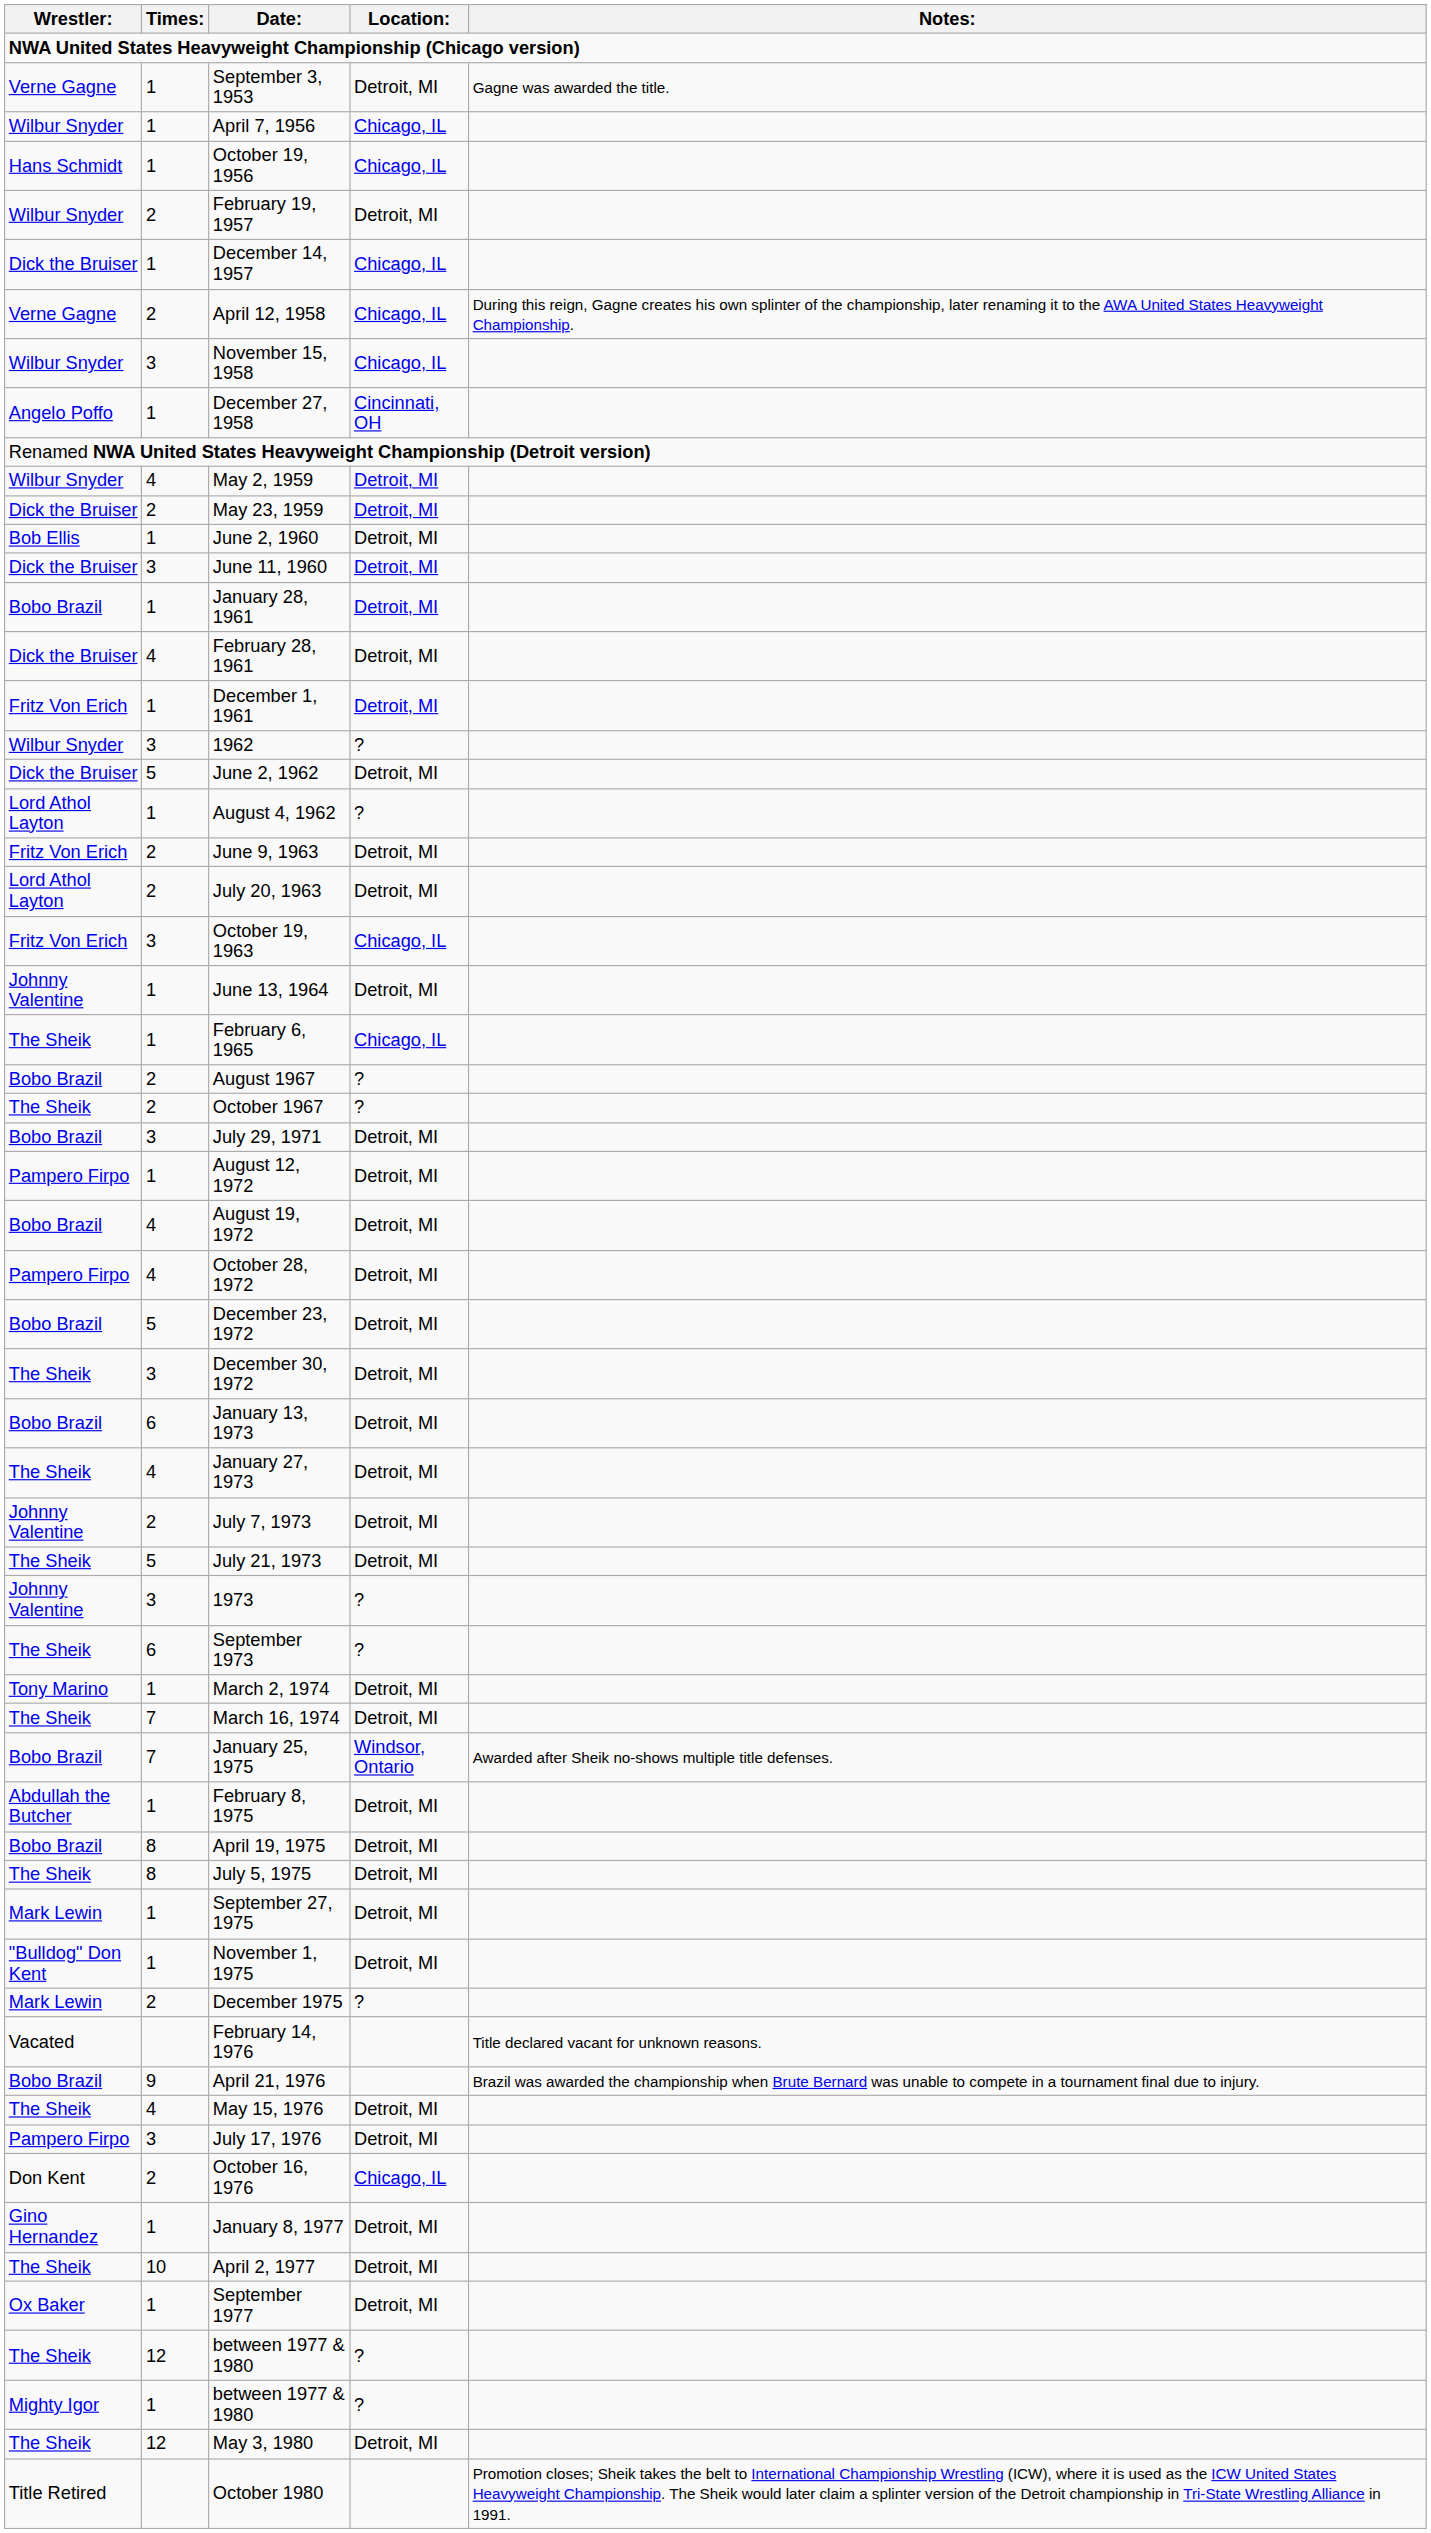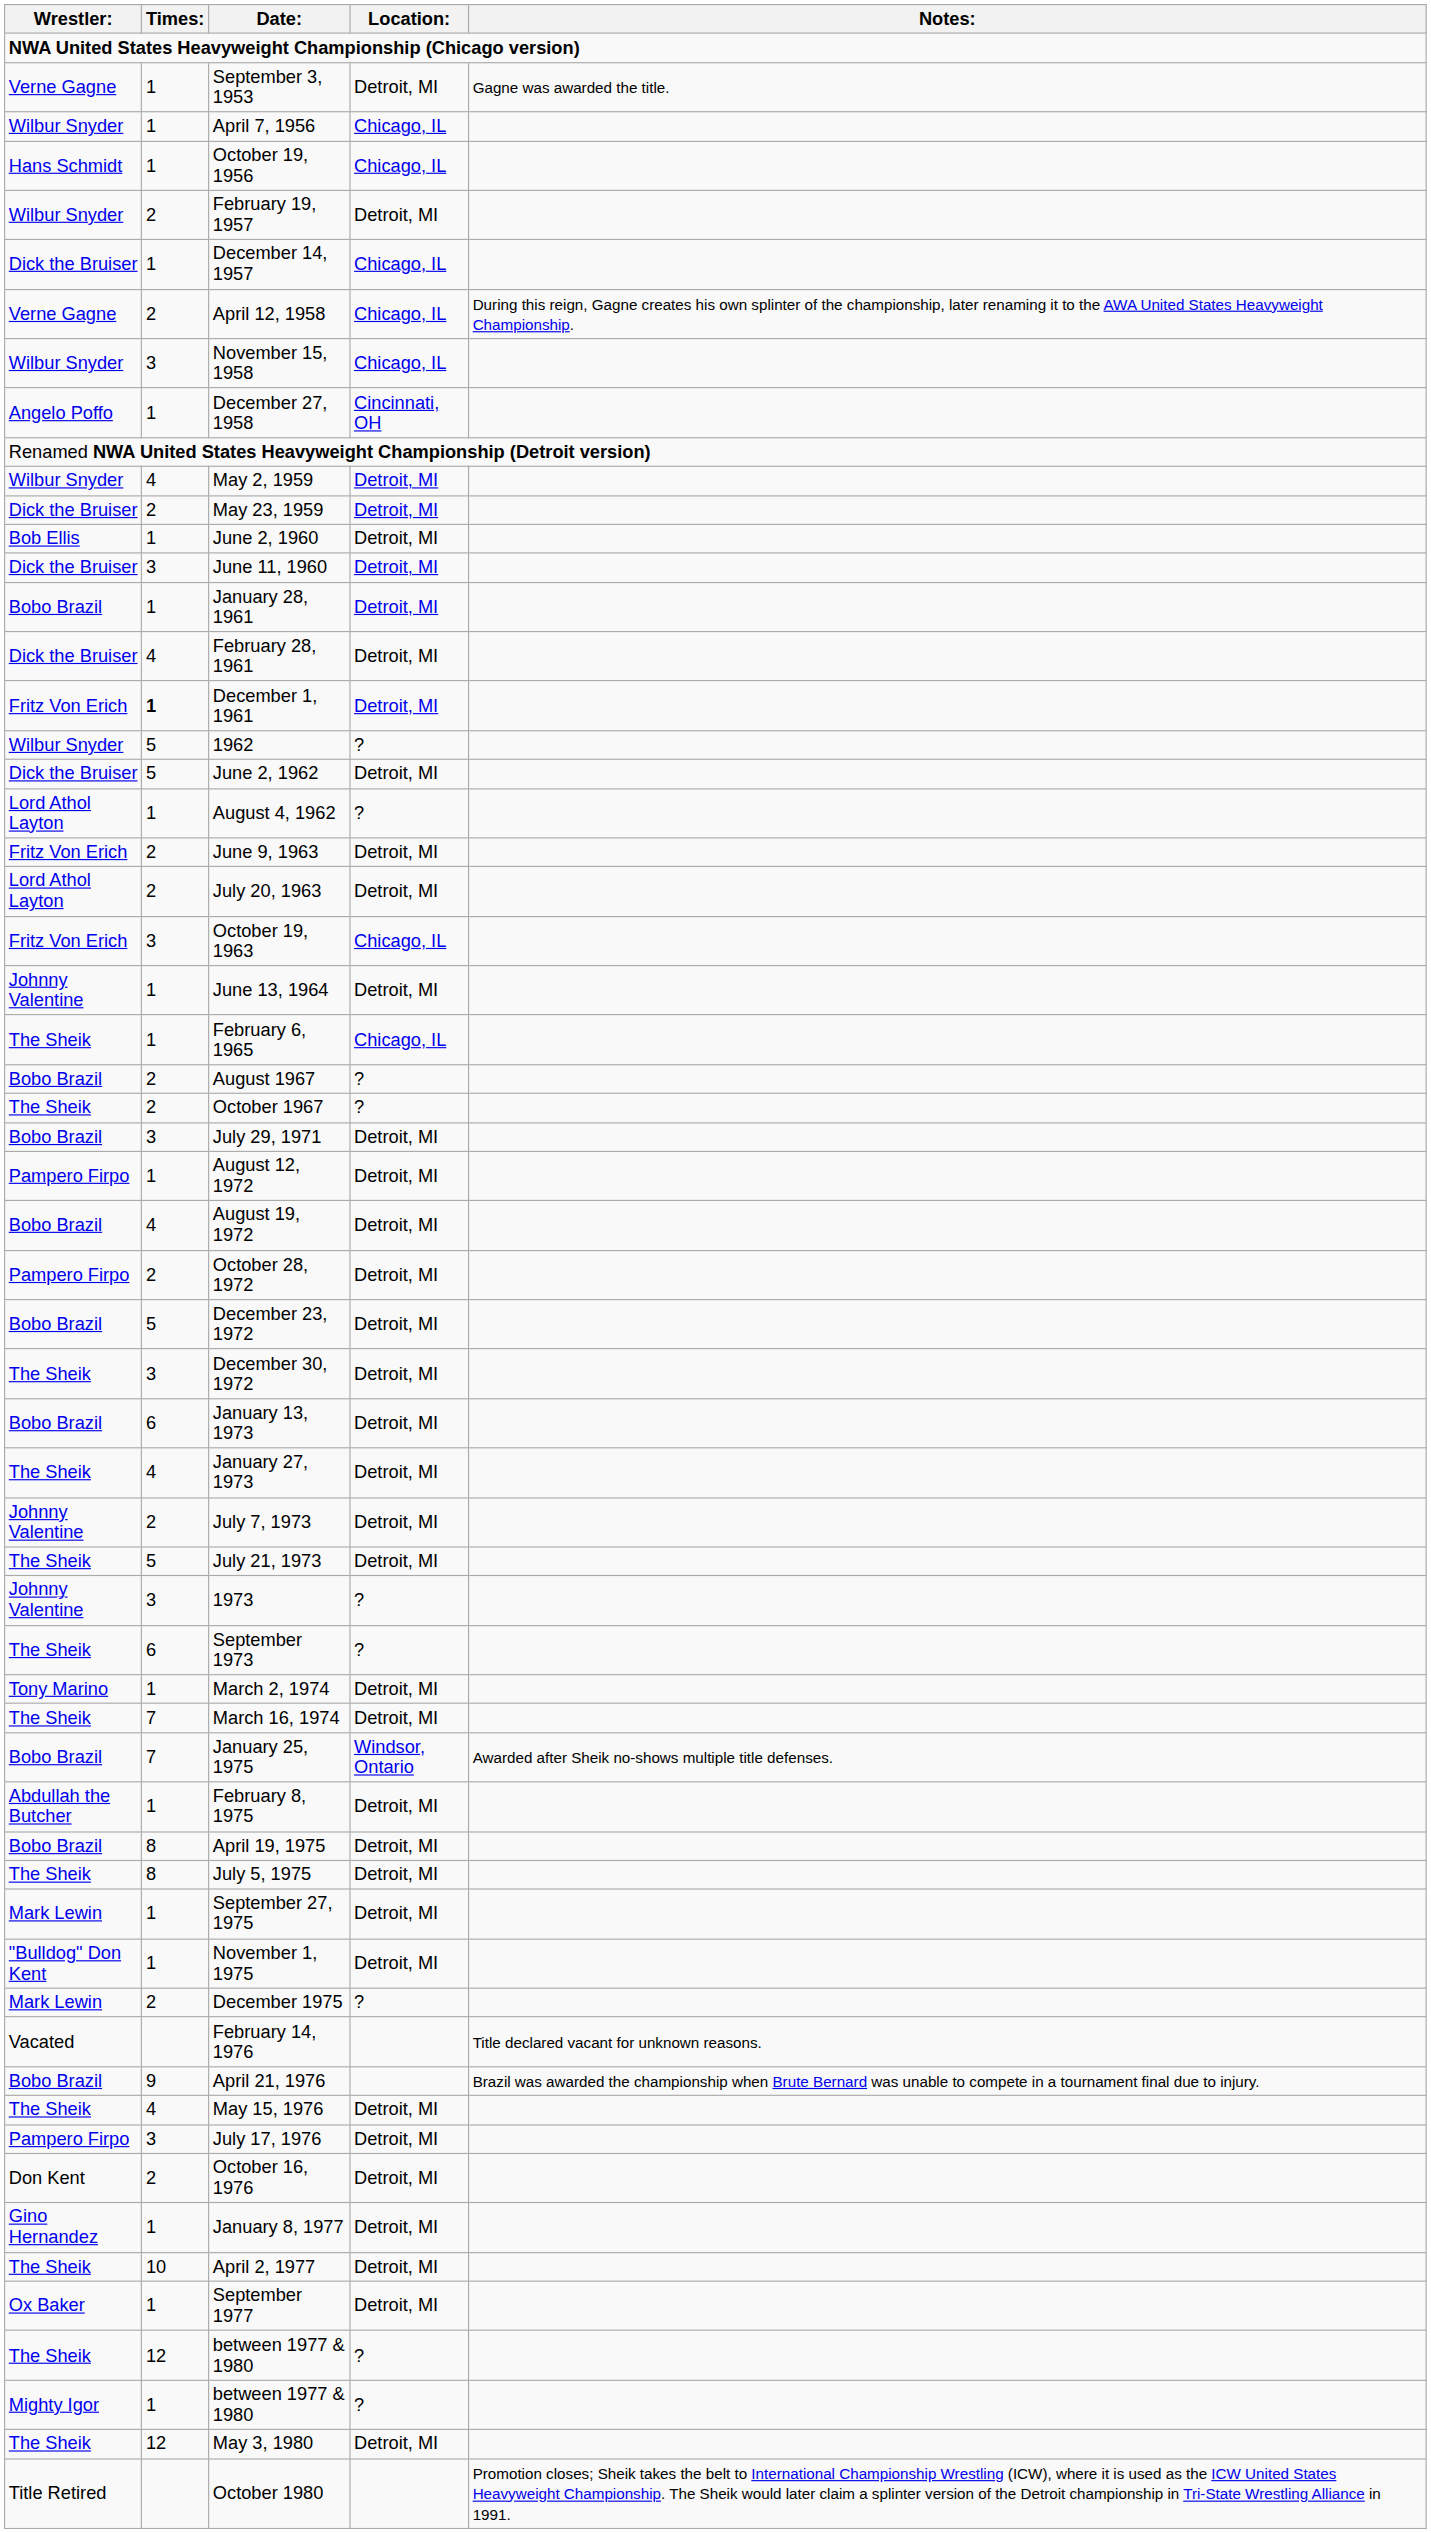(151, 705) normal -> (151, 705) bold
(151, 744) 3 -> (151, 744) 5
(151, 1274) 4 -> (151, 1274) 2
(400, 2177) Chicago, IL -> (396, 2177) Detroit, MI
